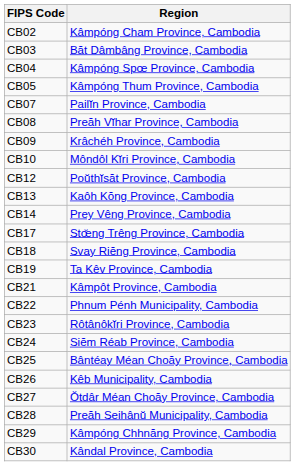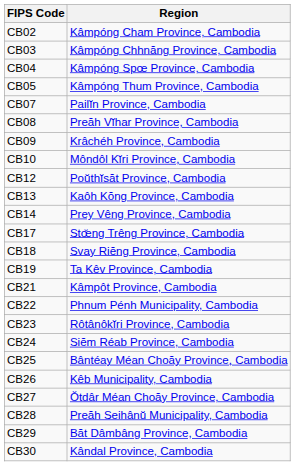(159, 50) Băt Dâmbâng Province, Cambodia -> (173, 50) Kâmpóng Chhnăng Province, Cambodia
(173, 433) Kâmpóng Chhnăng Province, Cambodia -> (159, 433) Băt Dâmbâng Province, Cambodia
